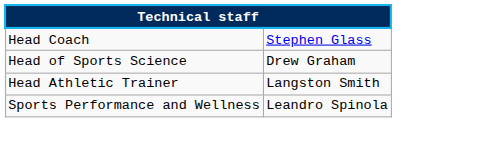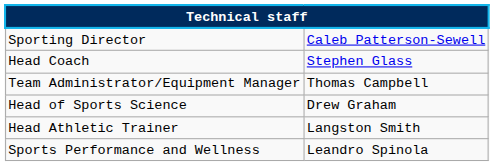+ row: (77, 40)
+ row: (154, 84)
